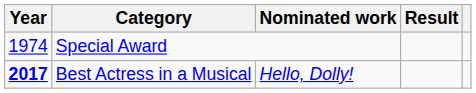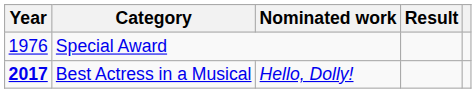(28, 46) 1974 -> (28, 46) 1976
